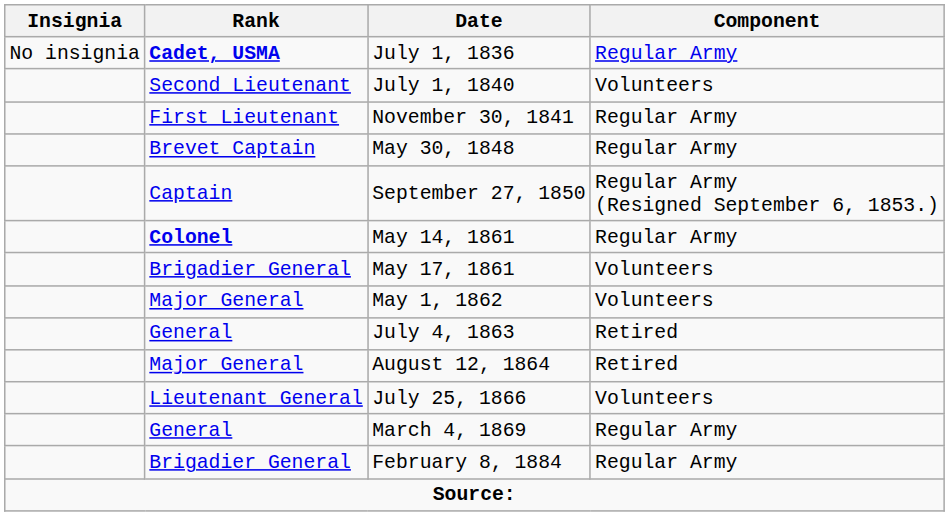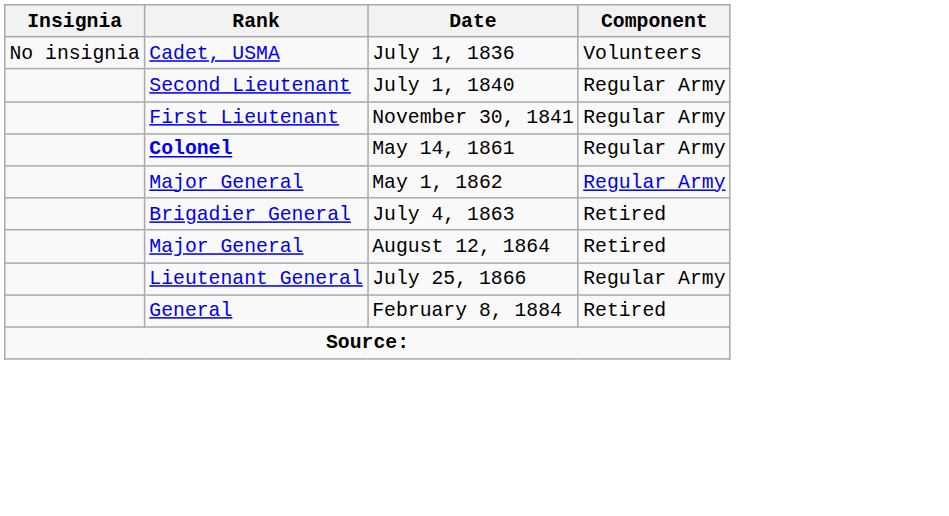(215, 53) bold -> (215, 53) normal
(666, 53) Regular Army -> (642, 53) Volunteers
(654, 85) Volunteers -> (654, 85) Regular Army
- row: (443, 150)
- row: (479, 193)
- row: (443, 269)
(654, 301) Volunteers -> (654, 182) Regular Army
(191, 334) General -> (250, 214) Brigadier General
(654, 398) Volunteers -> (654, 279) Regular Army
- row: (449, 430)
(250, 462) Brigadier General -> (191, 311) General
(666, 462) Regular Army -> (625, 311) Retired
